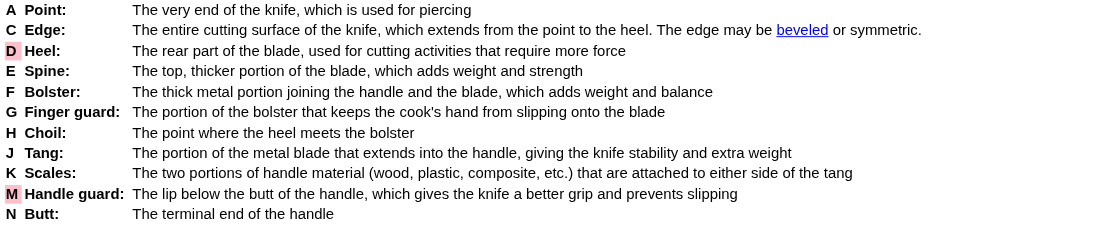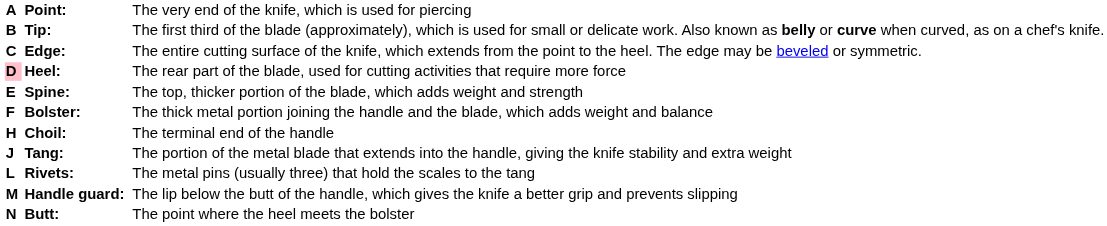+ row: (38, 30)
- row: (72, 112)
(273, 132) The point where the heel meets the bolster -> (233, 132) The terminal end of the handle
- row: (50, 173)
+ row: (49, 173)
(12, 194) pink background -> (12, 194) no background
(233, 214) The terminal end of the handle -> (273, 214) The point where the heel meets the bolster
